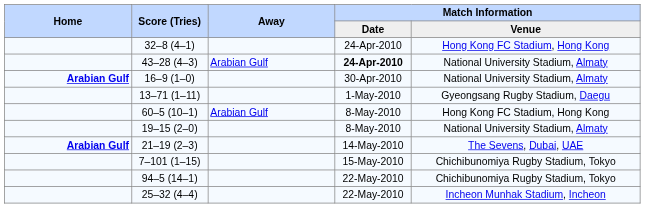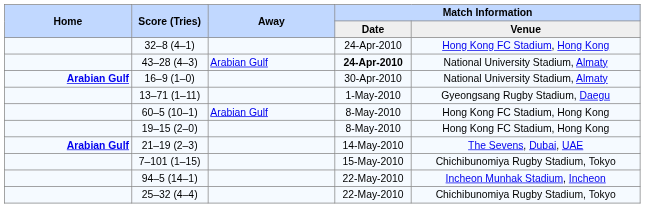(526, 129) National University Stadium, Almaty -> (526, 129) Hong Kong FC Stadium, Hong Kong
(526, 178) Chichibunomiya Rugby Stadium, Tokyo -> (526, 178) Incheon Munhak Stadium, Incheon
(526, 195) Incheon Munhak Stadium, Incheon -> (526, 195) Chichibunomiya Rugby Stadium, Tokyo
